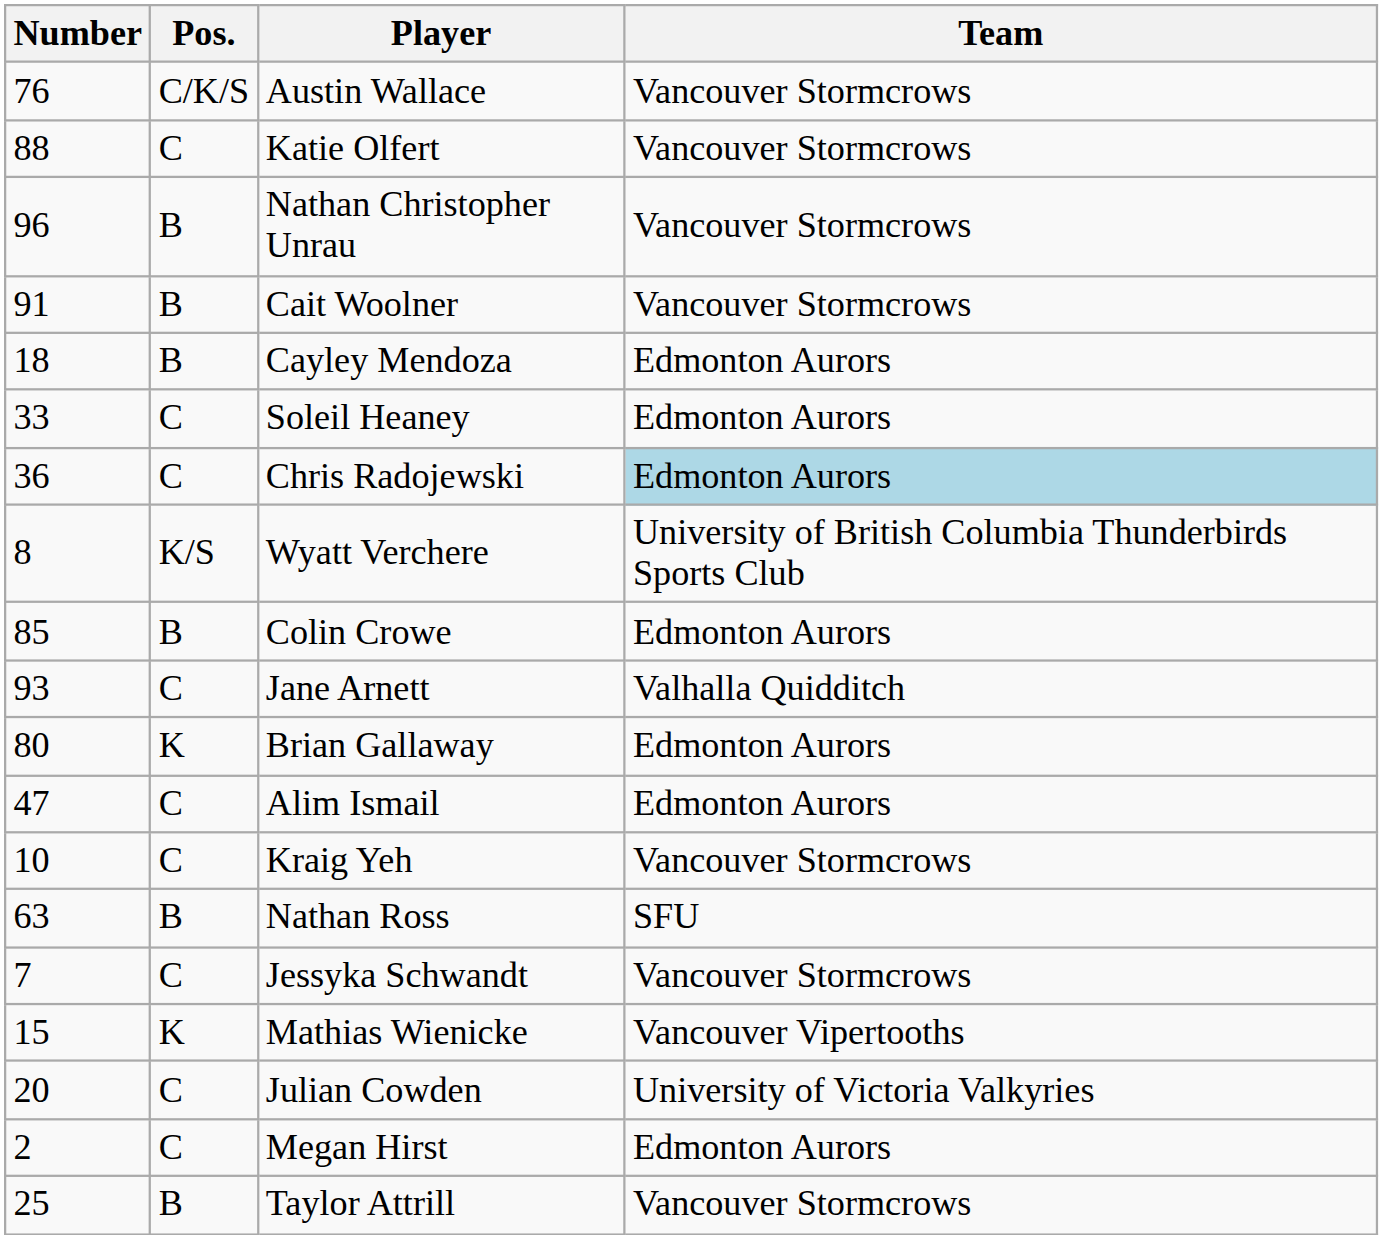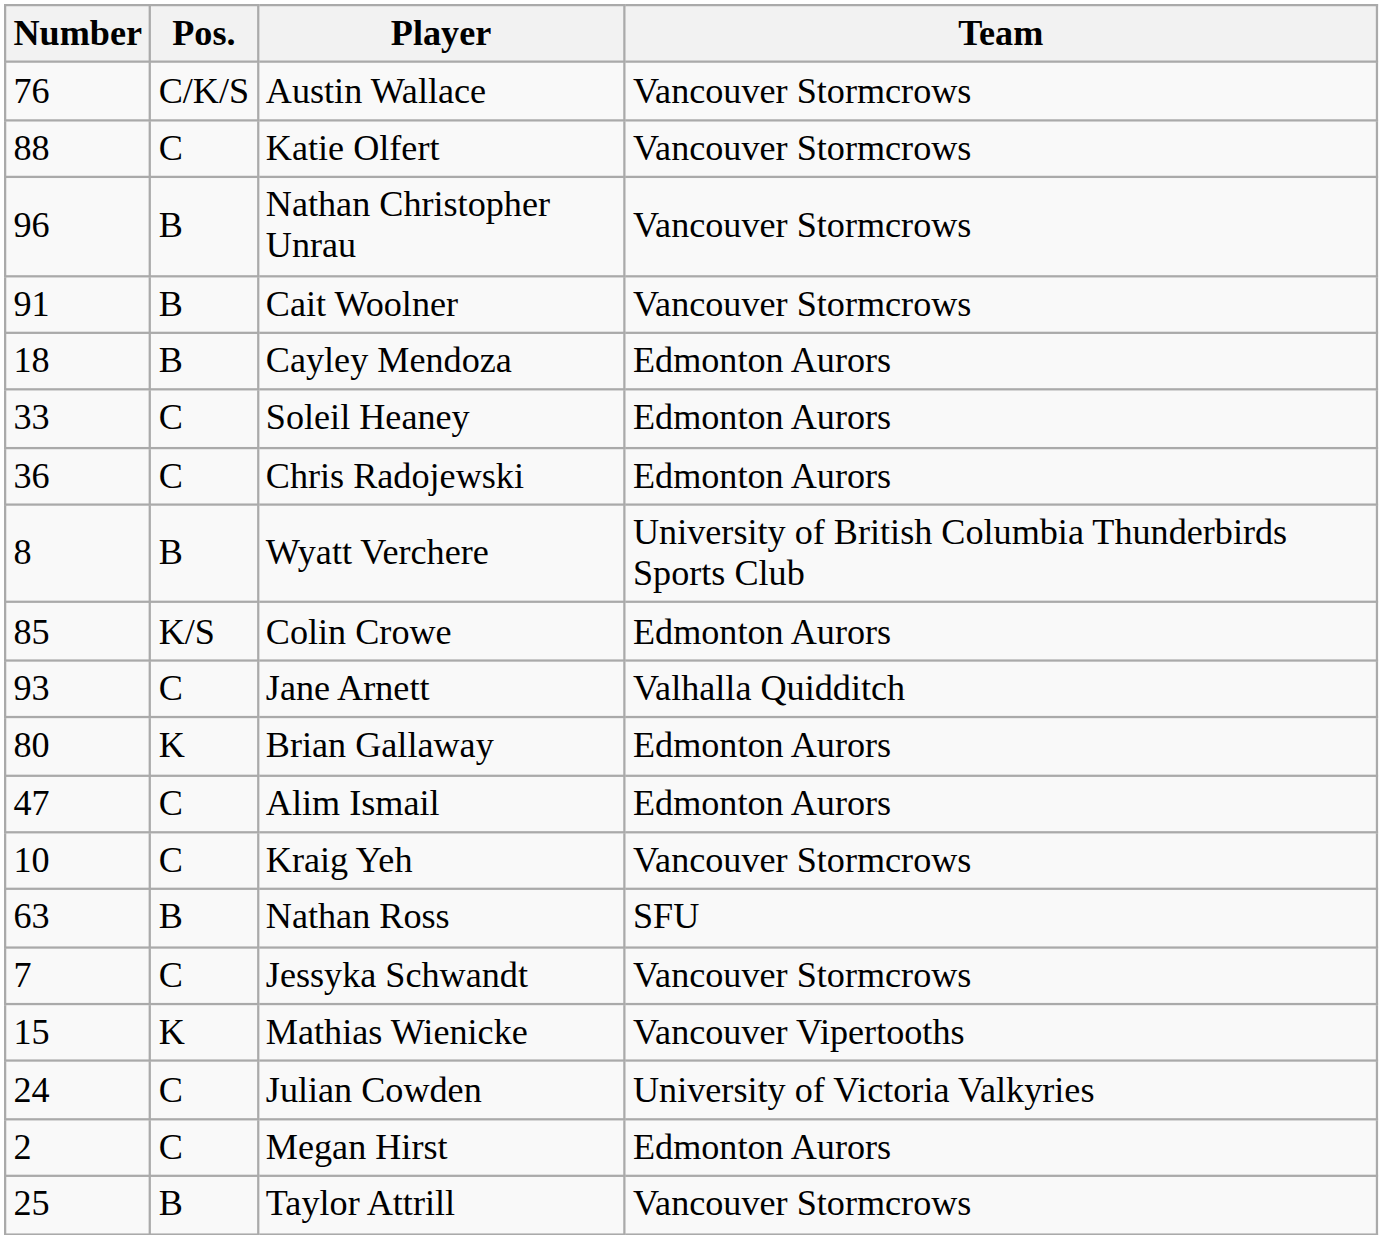(762, 475) lightblue background -> (762, 475) no background
(187, 552) K/S -> (171, 552) B
(171, 630) B -> (187, 630) K/S
(32, 1089) 20 -> (32, 1089) 24
